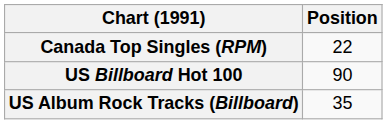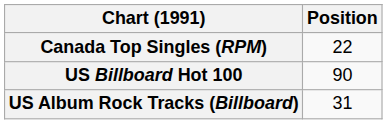(342, 103) 35 -> (342, 103) 31
